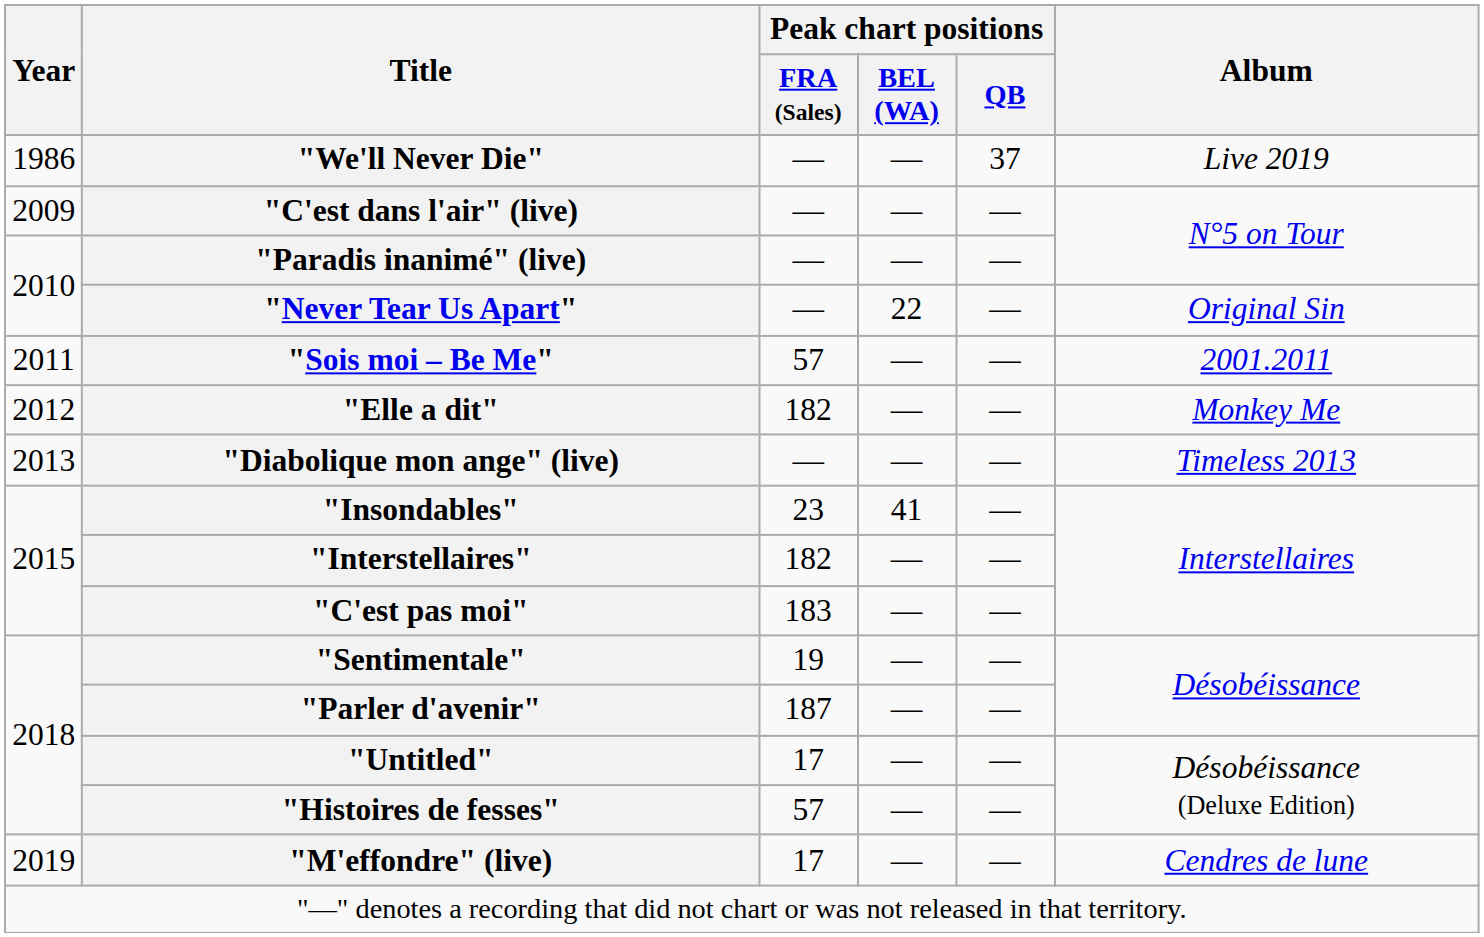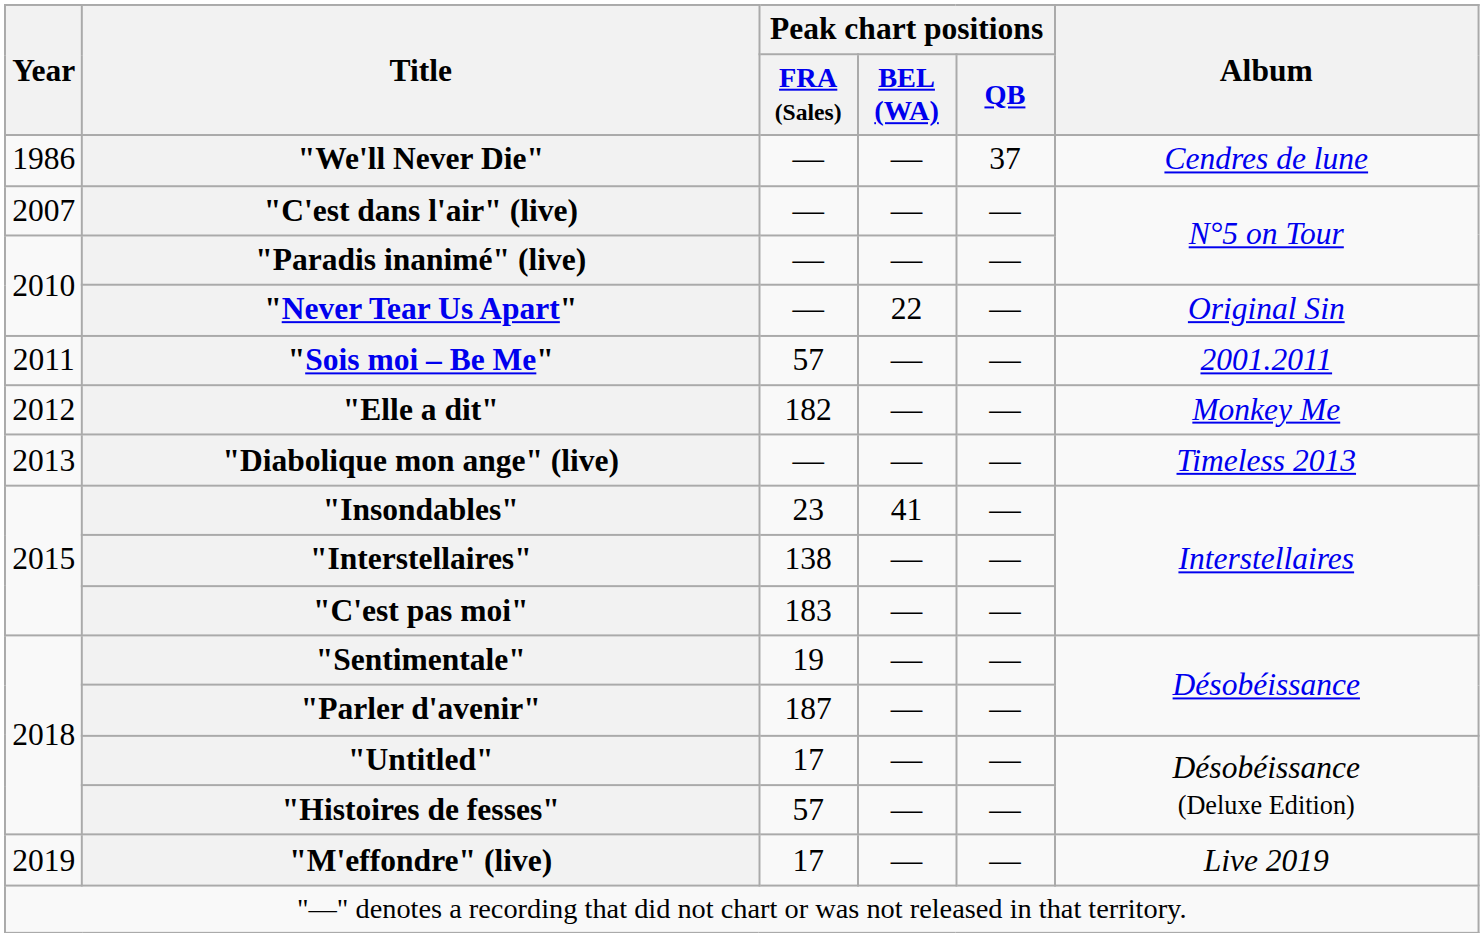(1266, 159) Live 2019 -> (1266, 159) Cendres de lune
(44, 209) 2009 -> (44, 209) 2007
(808, 559) 182 -> (808, 559) 138
(1266, 859) Cendres de lune -> (1266, 859) Live 2019
